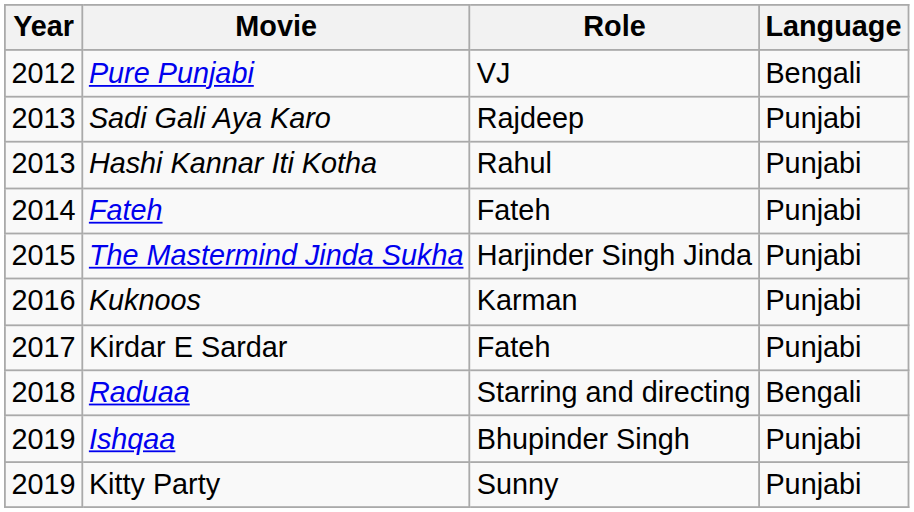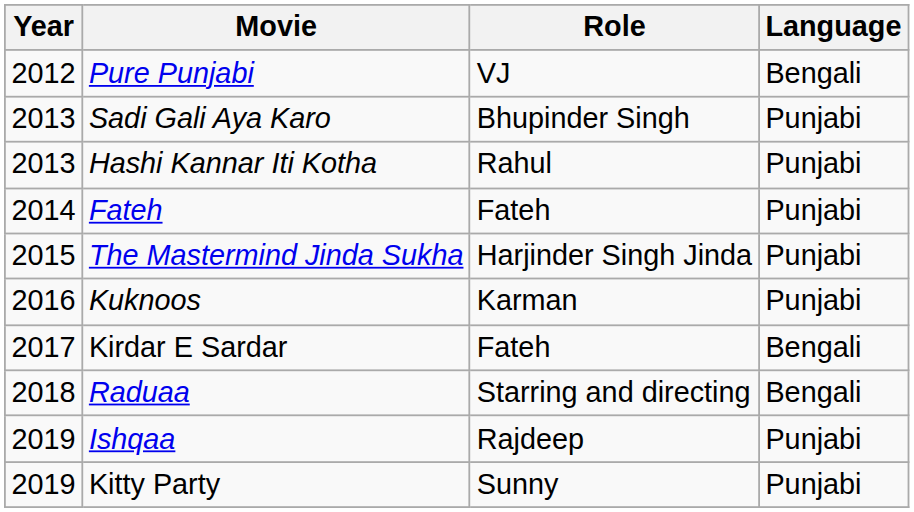(530, 118) Rajdeep -> (583, 118) Bhupinder Singh
(813, 347) Punjabi -> (813, 347) Bengali
(583, 438) Bhupinder Singh -> (530, 438) Rajdeep
